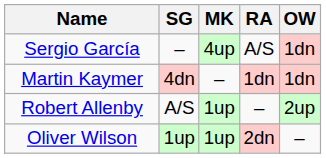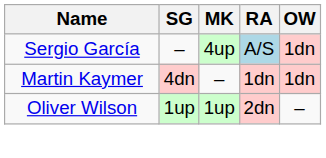(259, 49) no background -> (259, 49) lightblue background
- row: (82, 108)
